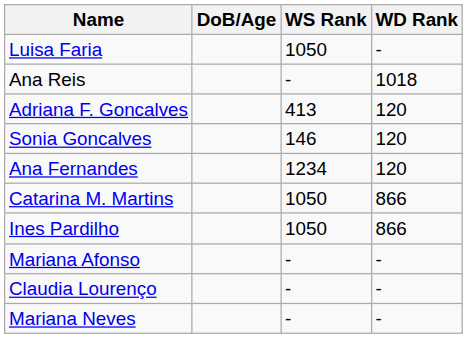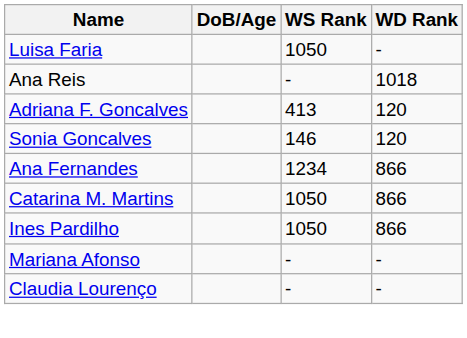(391, 169) 120 -> (391, 169) 866
- row: (72, 318)
